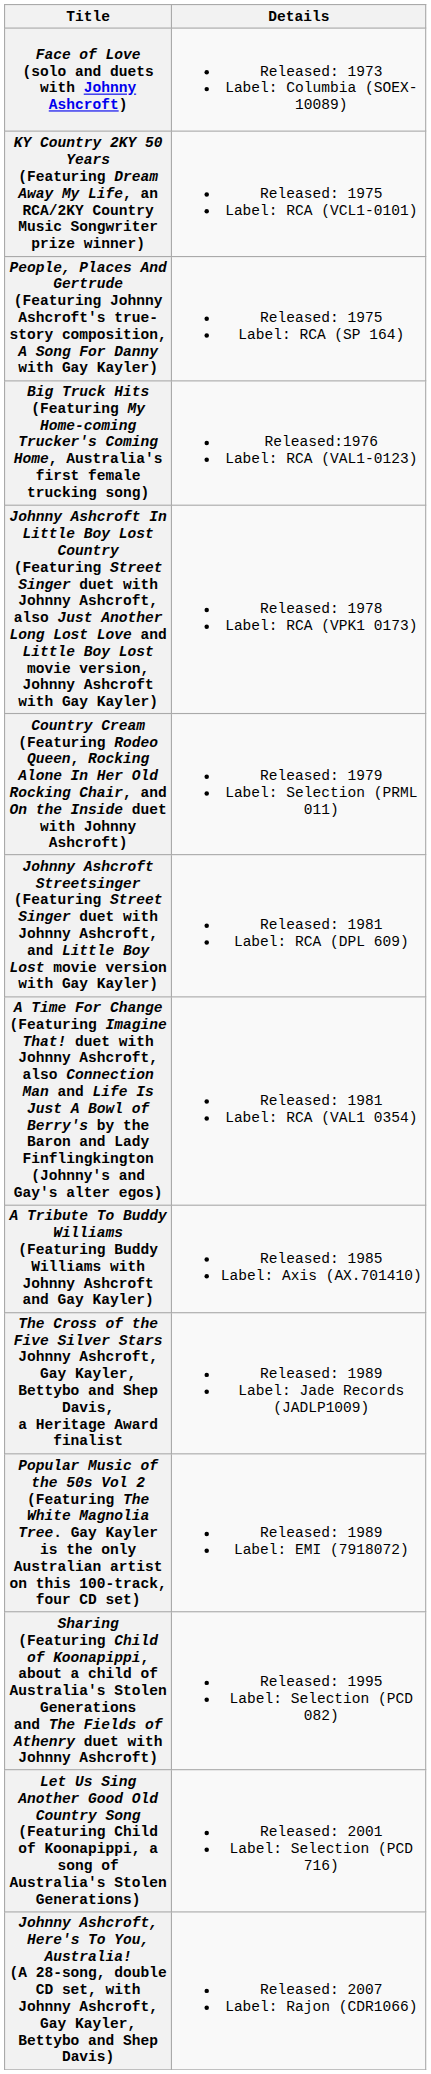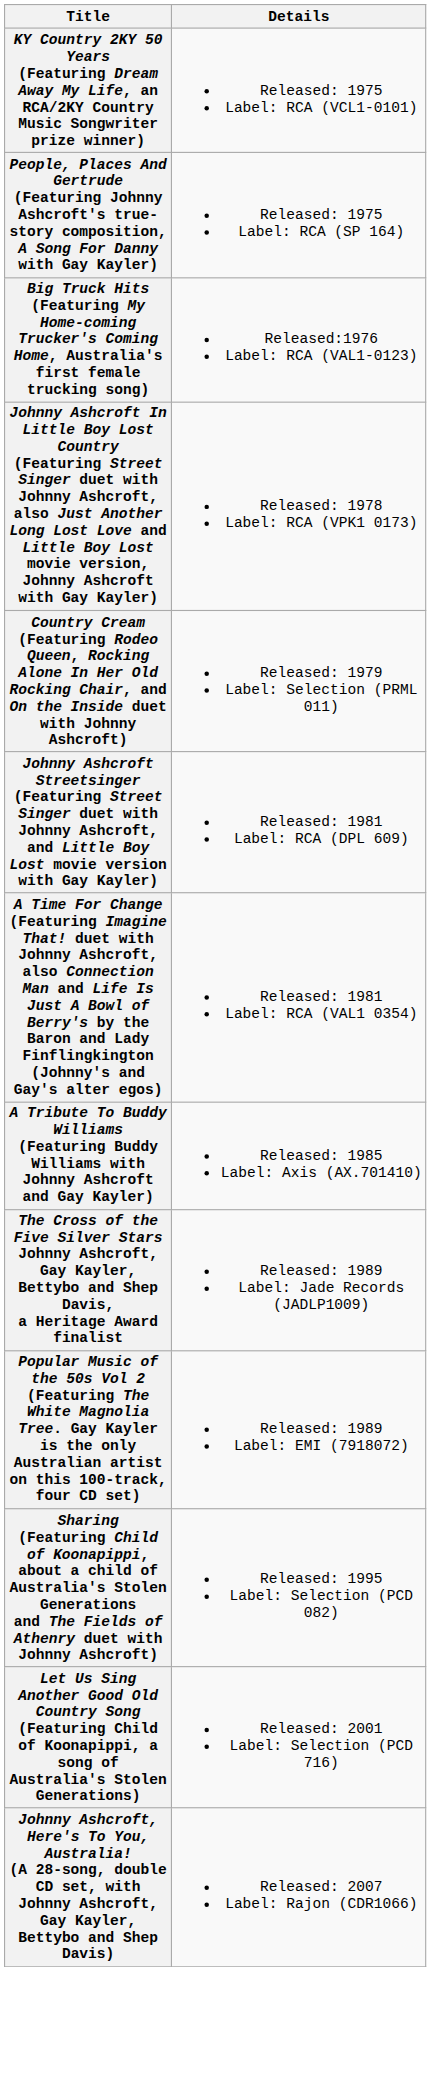- row: (88, 80)
